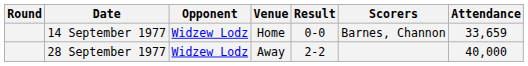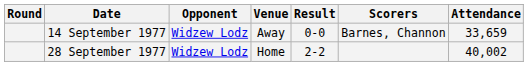(271, 33) Home -> (271, 33) Away
(271, 52) Away -> (271, 52) Home
(486, 52) 40,000 -> (486, 52) 40,002
